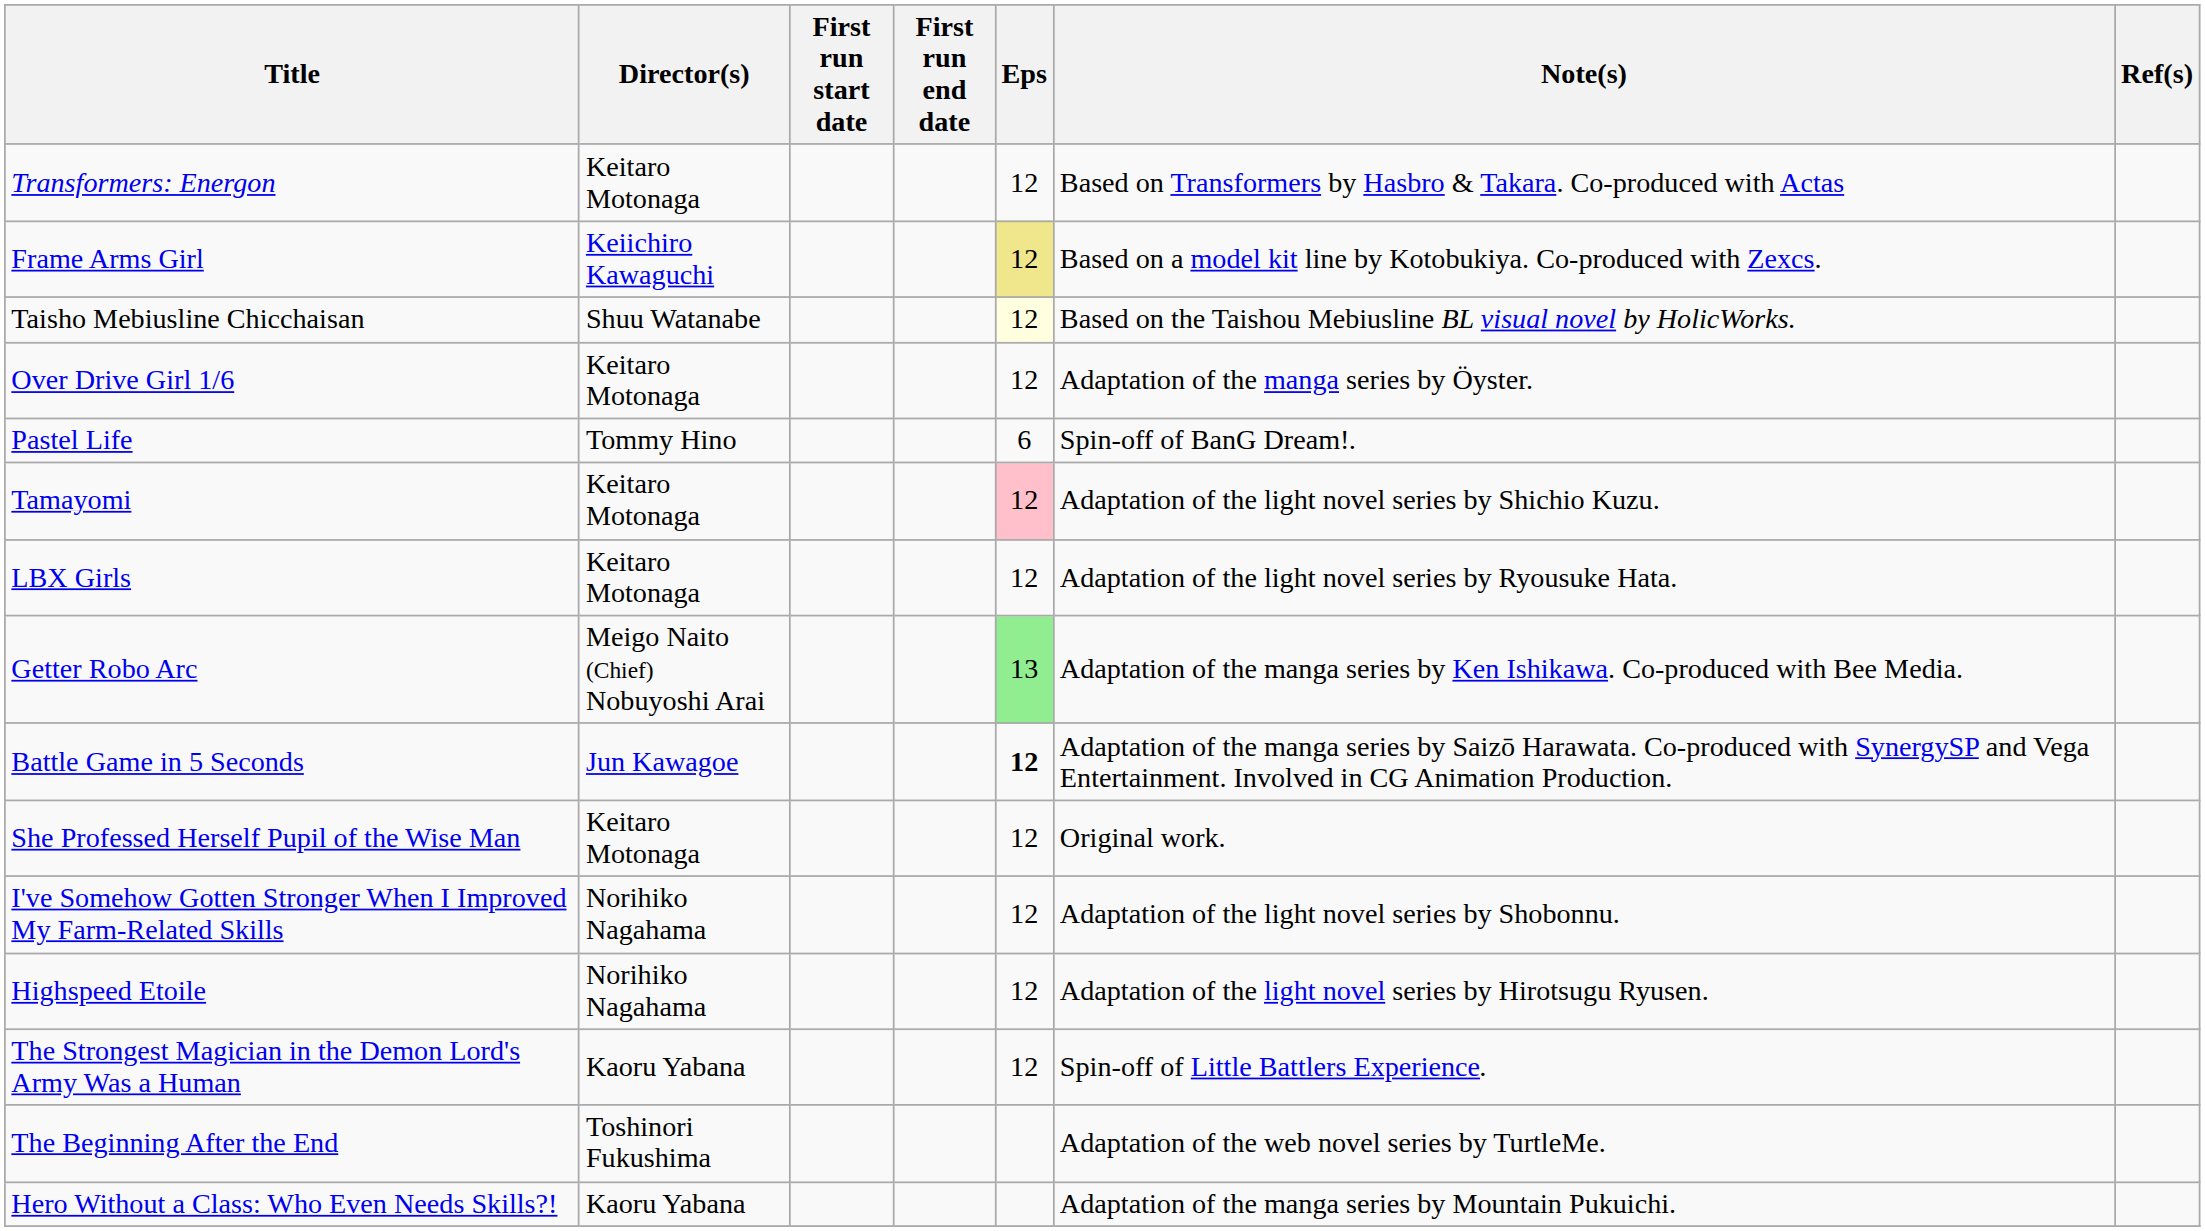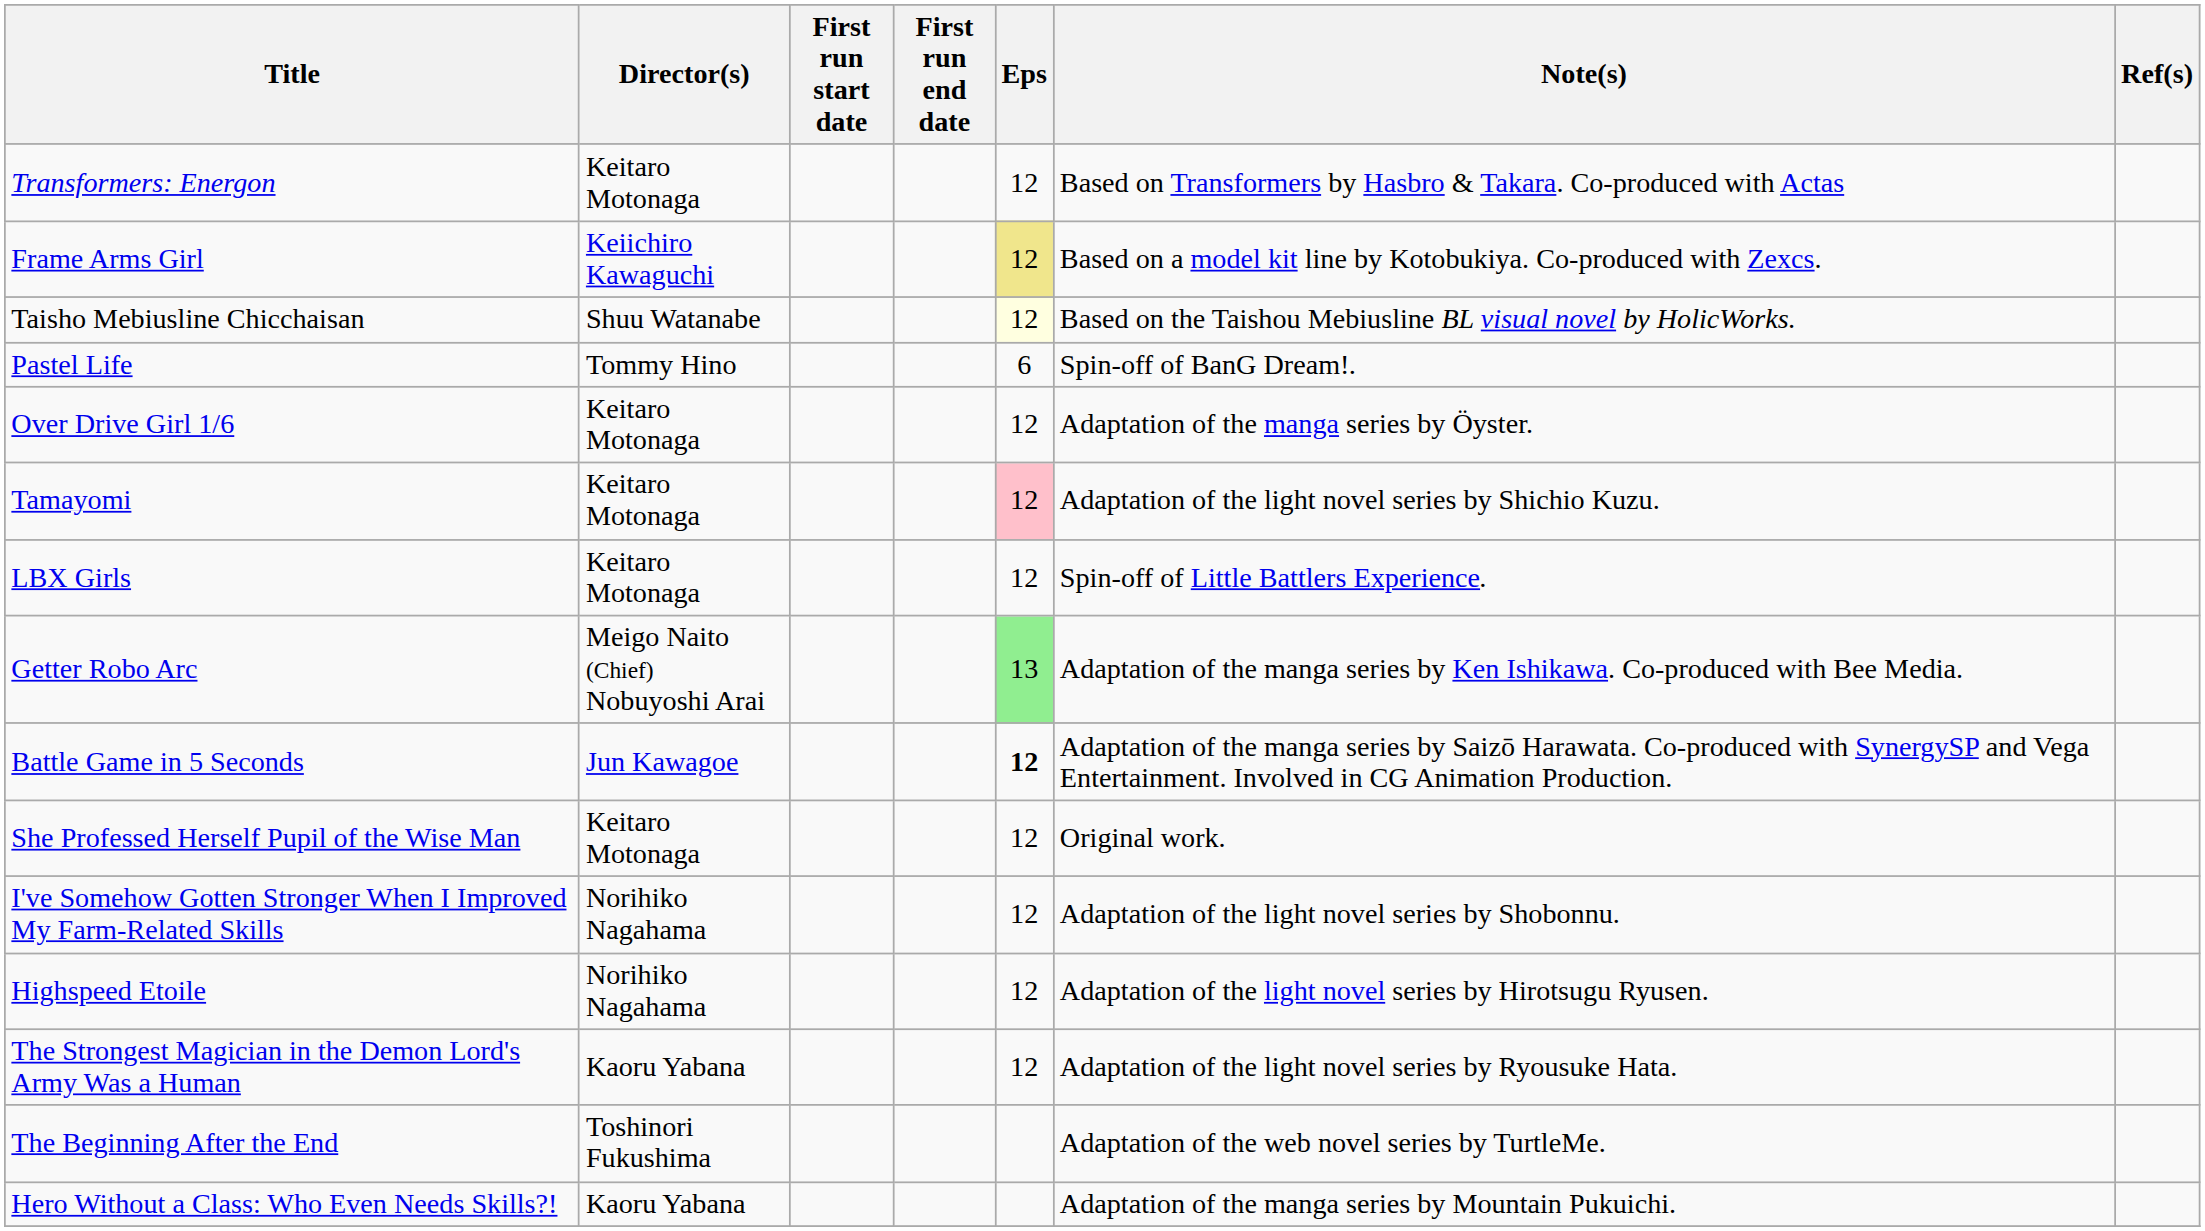rows swapped: (72, 440) <-> (123, 379)
(1369, 577) Adaptation of the light novel series by Ryousuke Hata. -> (1273, 577) Spin-off of Little Battlers Experience.
(1273, 1066) Spin-off of Little Battlers Experience. -> (1369, 1066) Adaptation of the light novel series by Ryousuke Hata.
